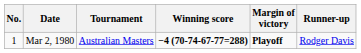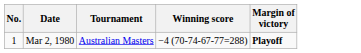- column: (327, 18)
(203, 40) bold -> (203, 40) normal
